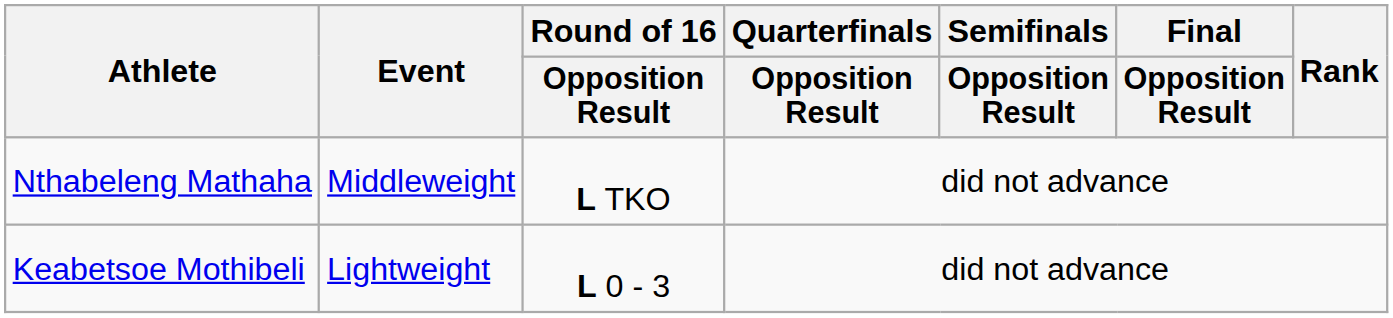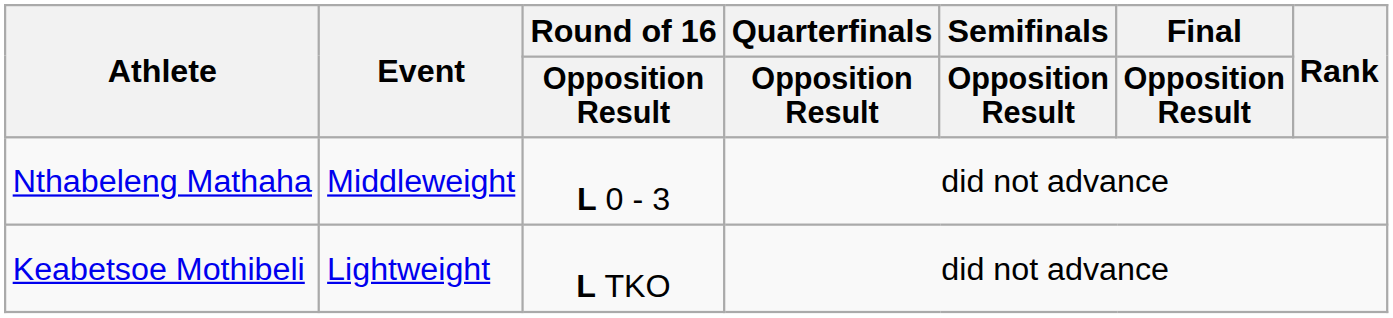(624, 199) L TKO -> (624, 199) L 0 - 3
(624, 286) L 0 - 3 -> (624, 286) L TKO
